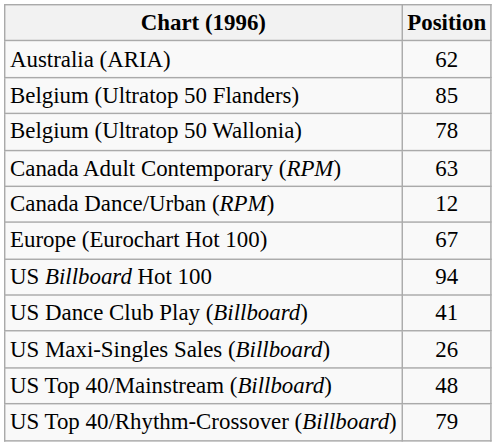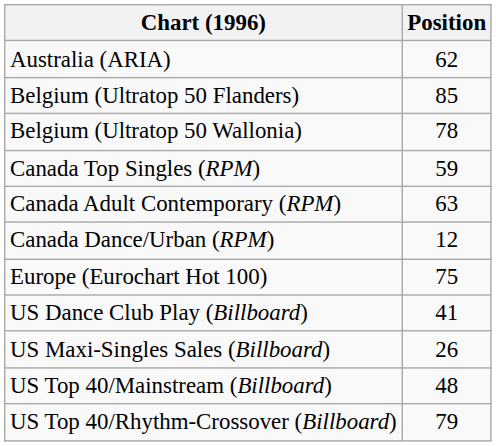+ row: (135, 167)
(447, 240) 67 -> (447, 276) 75
- row: (111, 276)
